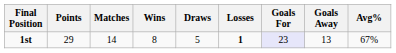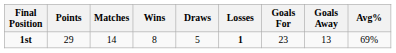(283, 40) lavender background -> (283, 40) no background
(369, 40) 67% -> (369, 40) 69%
